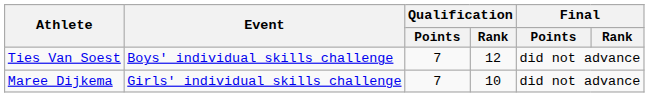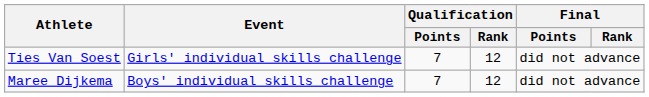(260, 58) Boys' individual skills challenge -> (264, 58) Girls' individual skills challenge
(264, 81) Girls' individual skills challenge -> (260, 81) Boys' individual skills challenge
(493, 81) 10 -> (493, 81) 12
